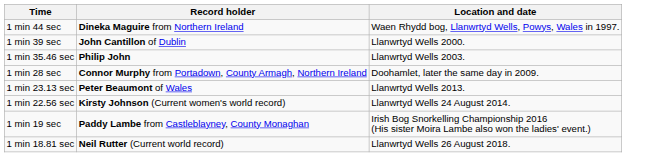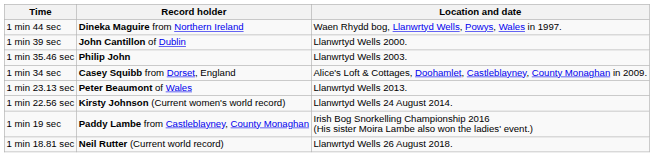+ row: (34, 73)
- row: (34, 73)
